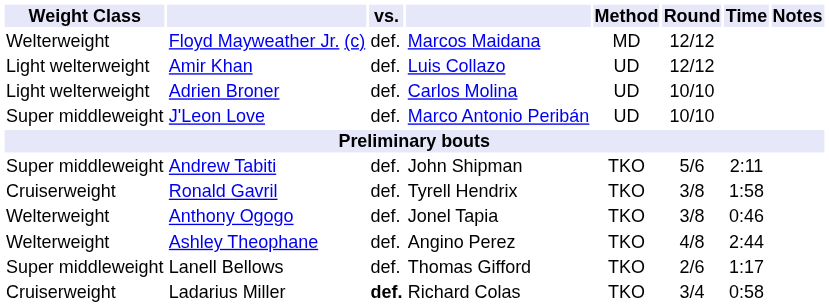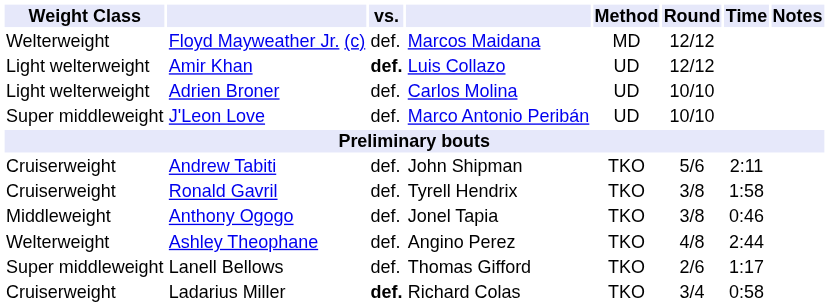(386, 66) normal -> (387, 66) bold
(85, 166) Super middleweight -> (61, 166) Cruiserweight
(58, 217) Welterweight -> (58, 217) Middleweight
